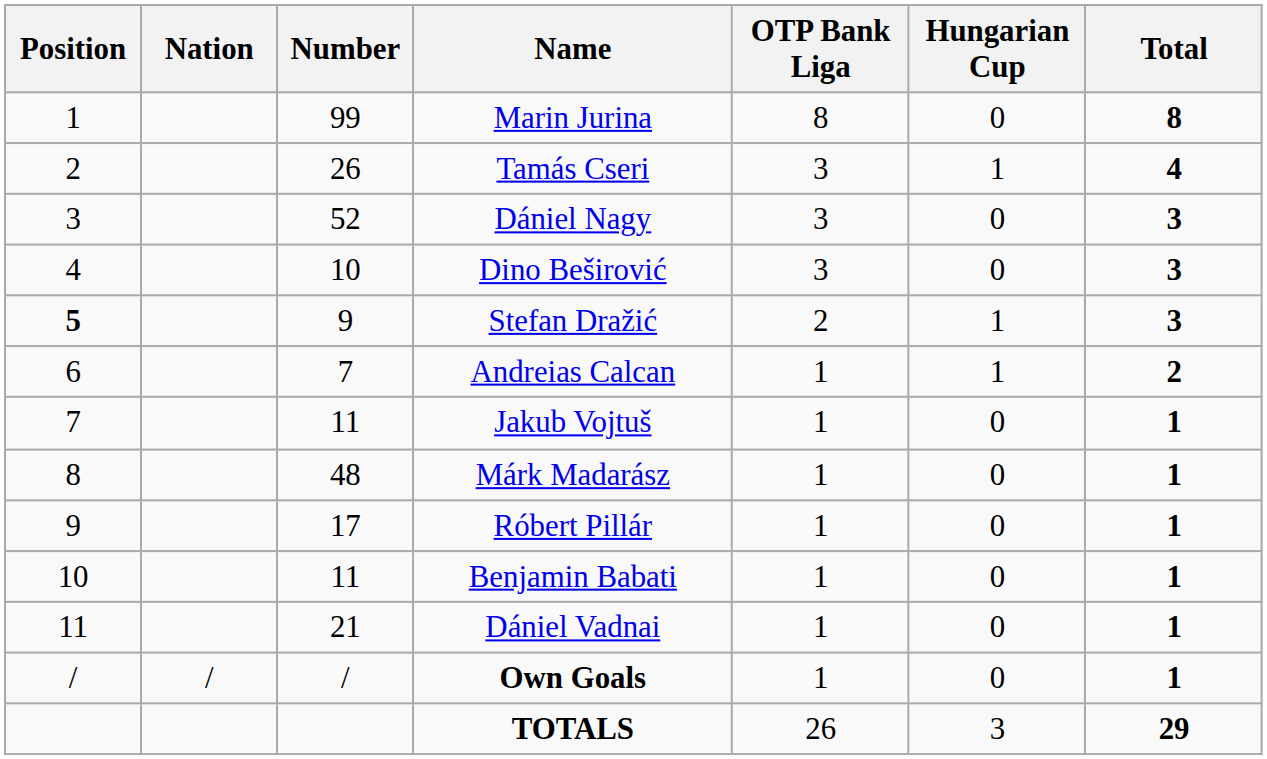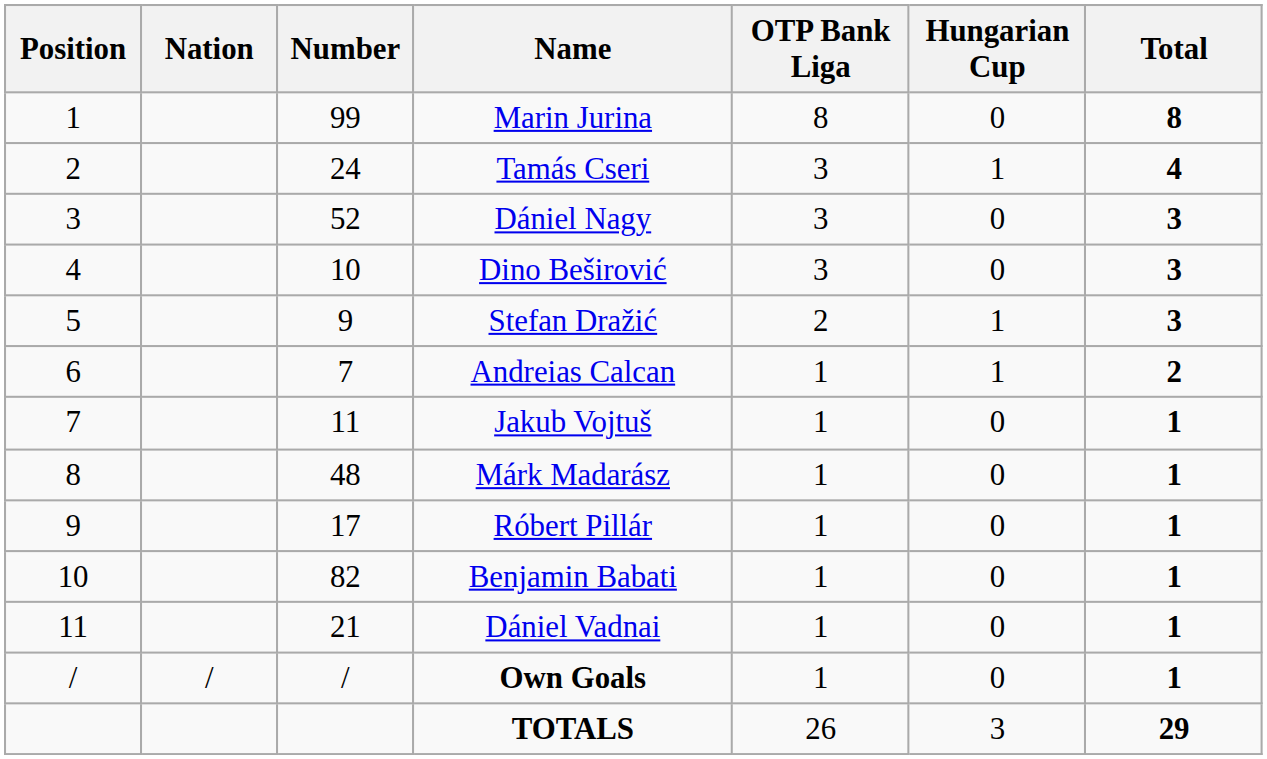(345, 168) 26 -> (345, 168) 24
(73, 321) bold -> (73, 321) normal
(345, 575) 11 -> (345, 575) 82
